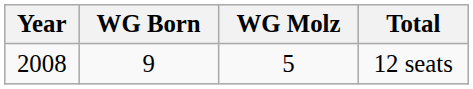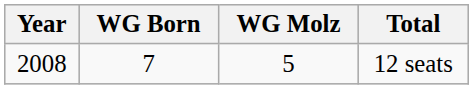(149, 63) 9 -> (149, 63) 7
